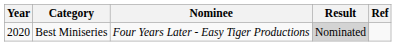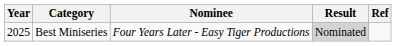(19, 31) 2020 -> (19, 31) 2025
